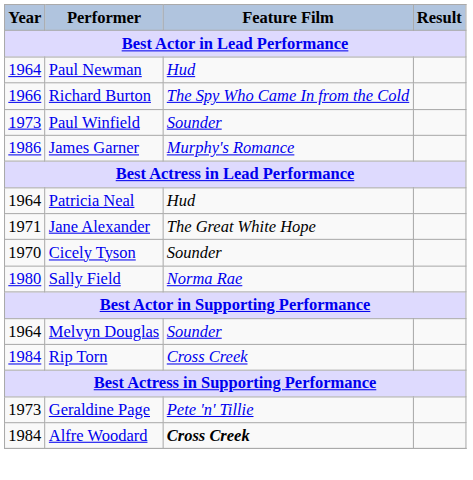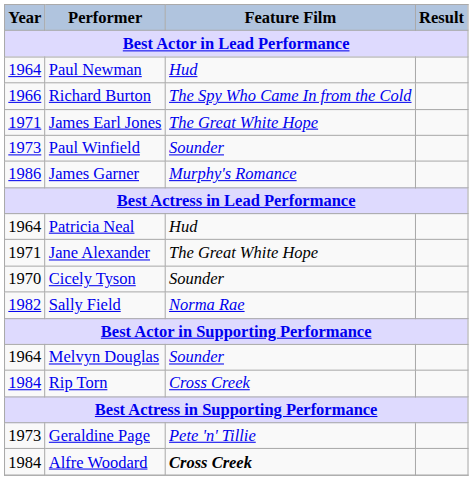+ row: (105, 122)
(25, 278) 1980 -> (25, 305) 1982
